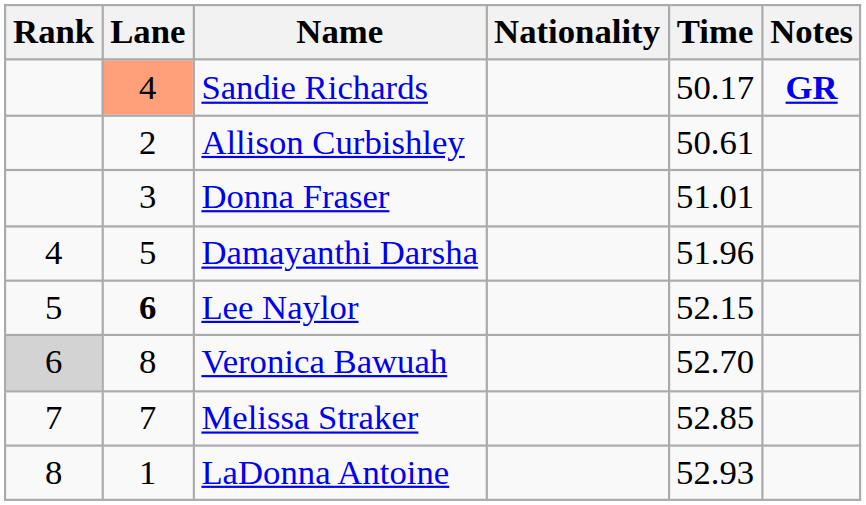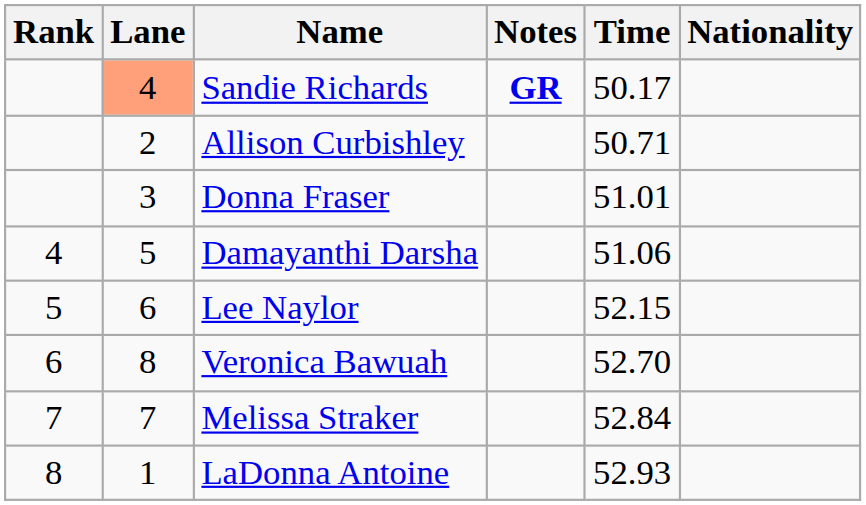columns swapped: (577, 32) <-> (812, 32)
(715, 142) 50.61 -> (632, 142) 50.71
(715, 252) 51.96 -> (632, 252) 51.06
(148, 307) bold -> (148, 307) normal
(54, 362) lightgrey background -> (54, 362) no background
(715, 417) 52.85 -> (632, 417) 52.84
